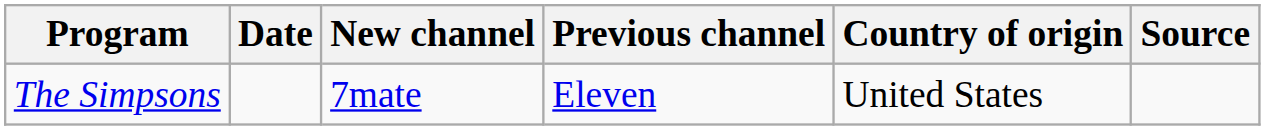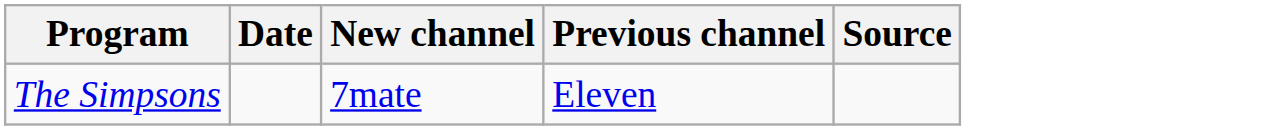- column: (983, 34)
